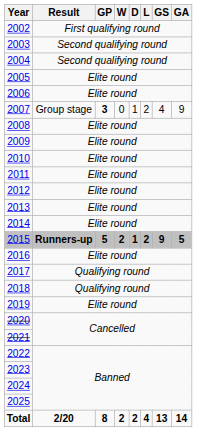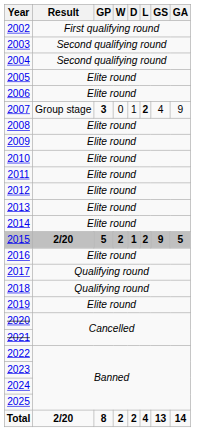(146, 110) normal -> (145, 110) bold
(64, 239) Runners-up -> (63, 239) 2/20
